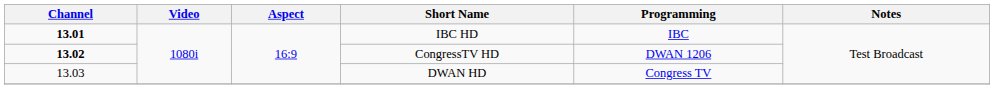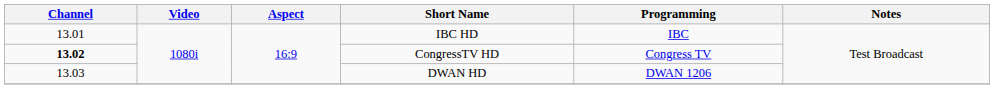(71, 34) bold -> (71, 34) normal
(678, 53) DWAN 1206 -> (678, 53) Congress TV
(678, 73) Congress TV -> (678, 73) DWAN 1206
